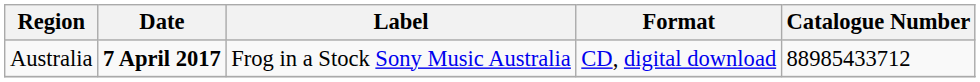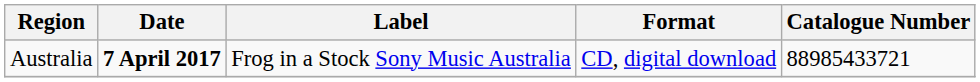(849, 58) 88985433712 -> (849, 58) 88985433721
